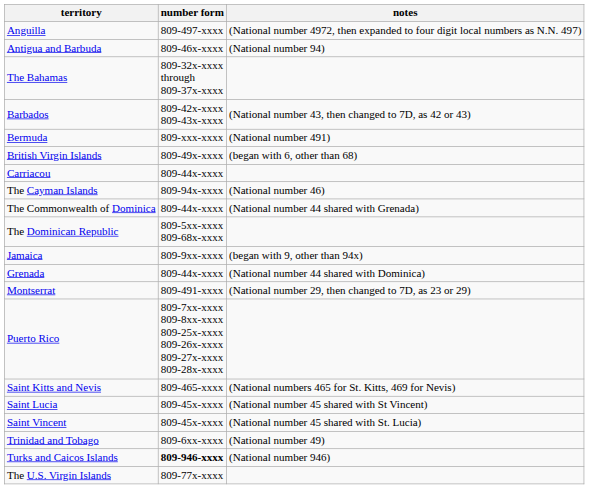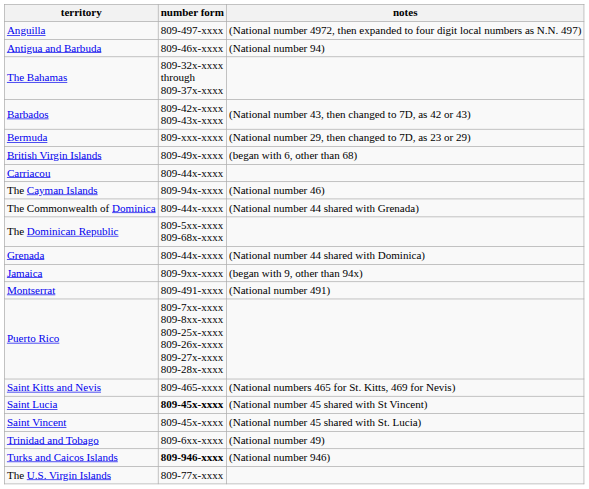(280, 138) (National number 491) -> (350, 138) (National number 29, then changed to 7D, as 23 or 29)
rows swapped: (26, 273) <-> (25, 255)
(350, 290) (National number 29, then changed to 7D, as 23 or 29) -> (280, 290) (National number 491)
(192, 405) normal -> (192, 405) bold
